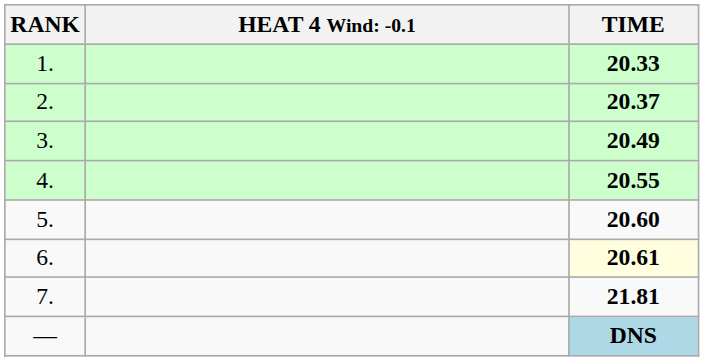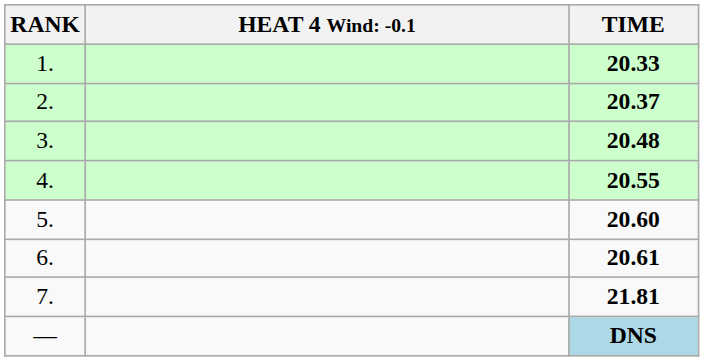(633, 141) 20.49 -> (633, 141) 20.48
(633, 258) lightyellow background -> (633, 258) no background
